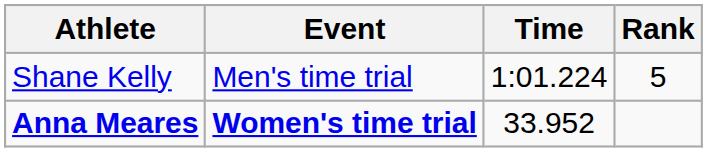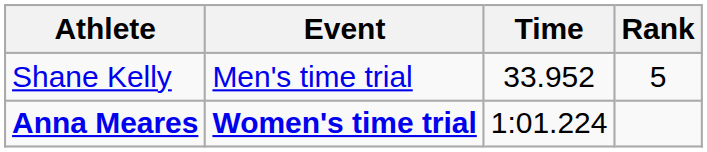(549, 76) 1:01.224 -> (549, 76) 33.952
(549, 124) 33.952 -> (549, 124) 1:01.224
